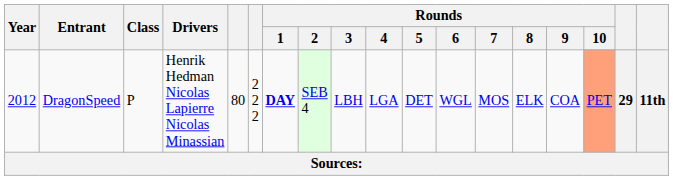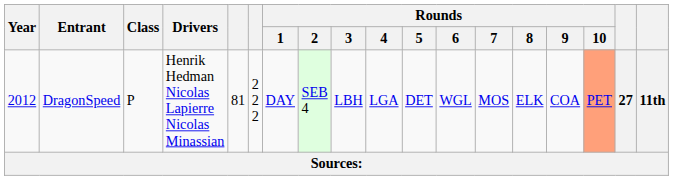(238, 101) 80 -> (238, 101) 81
(280, 101) bold -> (280, 101) normal
(626, 101) 29 -> (626, 101) 27
